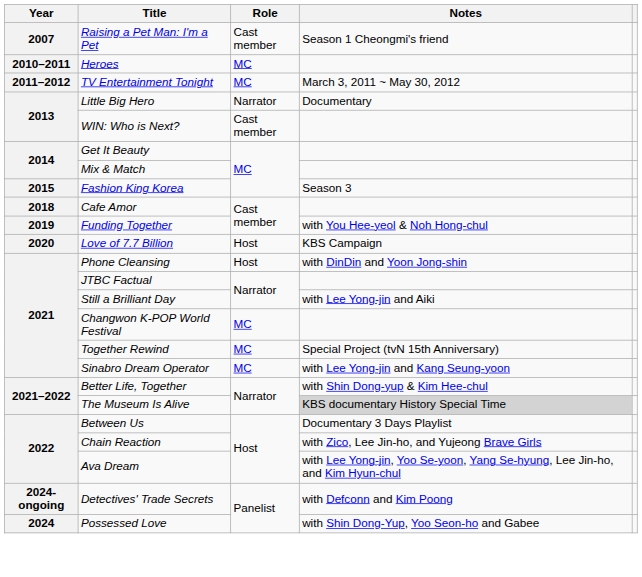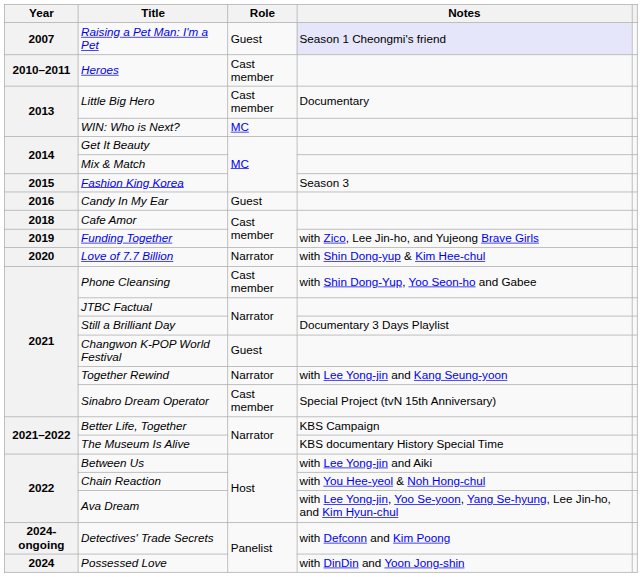(255, 38) Cast member -> (246, 38) Guest
(375, 38) no background -> (373, 38) lavender background
(243, 63) MC -> (252, 70) Cast member
- row: (147, 82)
(255, 100) Narrator -> (252, 102) Cast member
(255, 126) Cast member -> (240, 127) MC
+ row: (125, 201)
(395, 225) with You Hee-yeol & Noh Hong-chul -> (419, 238) with Zico, Lee Jin-ho, and Yujeong Brave Girls
(246, 243) Host -> (252, 256) Narrator
(342, 243) KBS Campaign -> (392, 256) with Shin Dong-yup & Kim Hee-chul
(246, 262) Host -> (252, 282) Cast member
(385, 262) with DinDin and Yoon Jong-shin -> (418, 282) with Shin Dong-Yup, Yoo Seon-ho and Gabee
(368, 299) with Lee Yong-jin and Aiki -> (374, 325) Documentary 3 Days Playlist
(243, 324) MC -> (246, 350) Guest
(243, 349) MC -> (252, 375) Narrator
(401, 349) Special Project (tvN 15th Anniversary) -> (403, 375) with Lee Yong-jin and Kang Seung-yoon
(243, 368) MC -> (252, 400) Cast member
(406, 368) with Lee Yong-jin and Kang Seung-yoon -> (398, 400) Special Project (tvN 15th Anniversary)
(395, 386) with Shin Dong-yup & Kim Hee-chul -> (339, 426) KBS Campaign
(404, 405) lightgrey background -> (401, 444) no background
(377, 423) Documentary 3 Days Playlist -> (366, 463) with Lee Yong-jin and Aiki
(422, 442) with Zico, Lee Jin-ho, and Yujeong Brave Girls -> (392, 481) with You Hee-yeol & Noh Hong-chul
(421, 524) with Shin Dong-Yup, Yoo Seon-ho and Gabee -> (382, 563) with DinDin and Yoon Jong-shin
